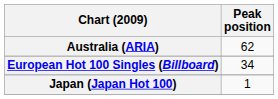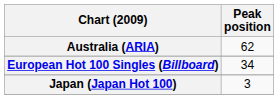(247, 84) 1 -> (247, 84) 3
